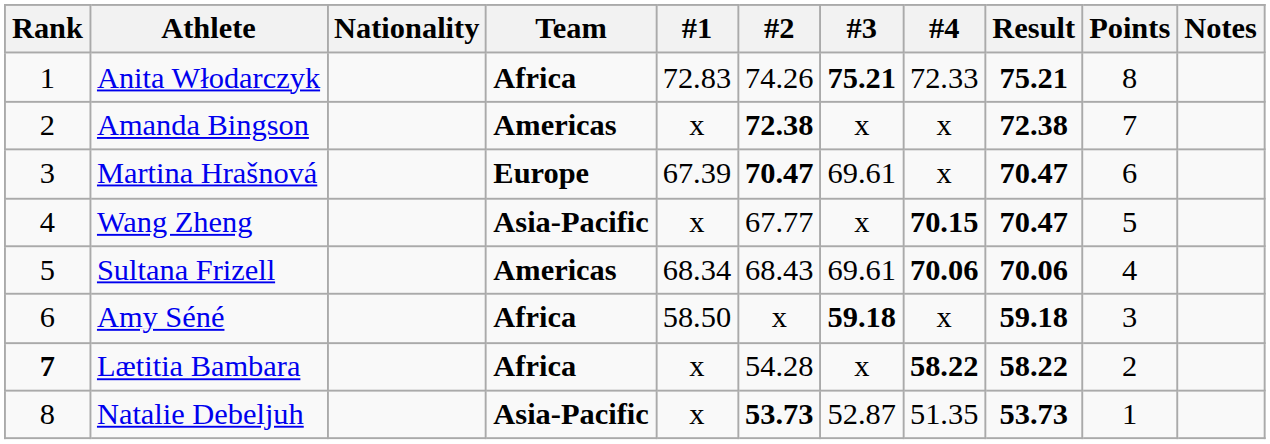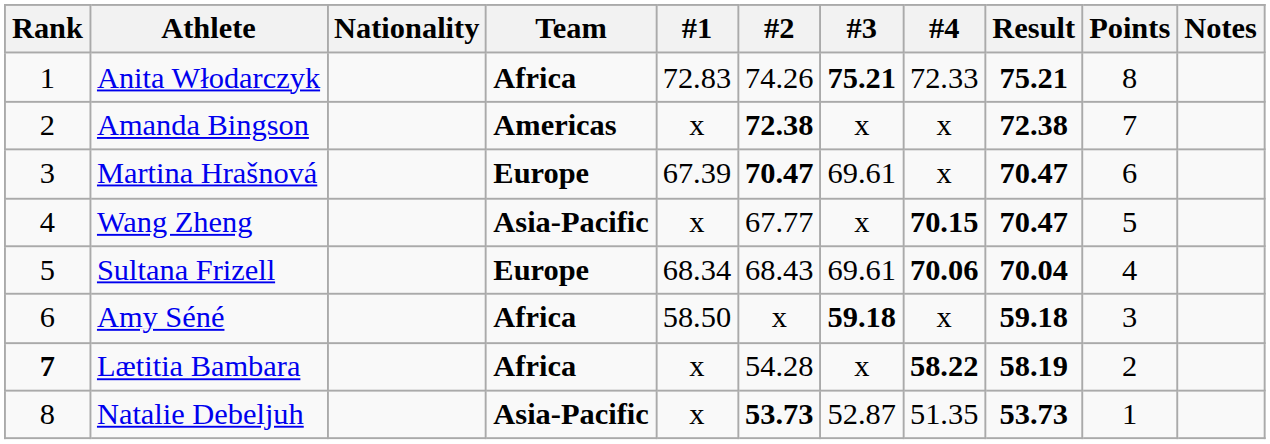(555, 269) Americas -> (541, 269) Europe
(1034, 269) 70.06 -> (1034, 269) 70.04
(1034, 366) 58.22 -> (1034, 366) 58.19
